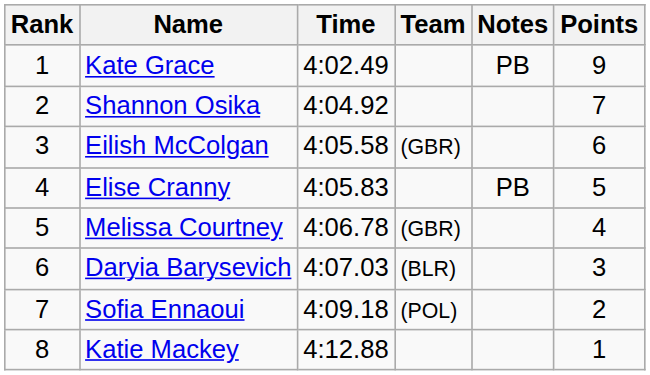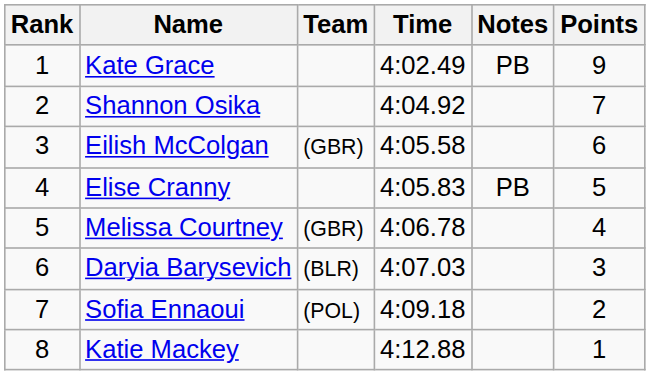columns swapped: (433, 24) <-> (346, 24)
